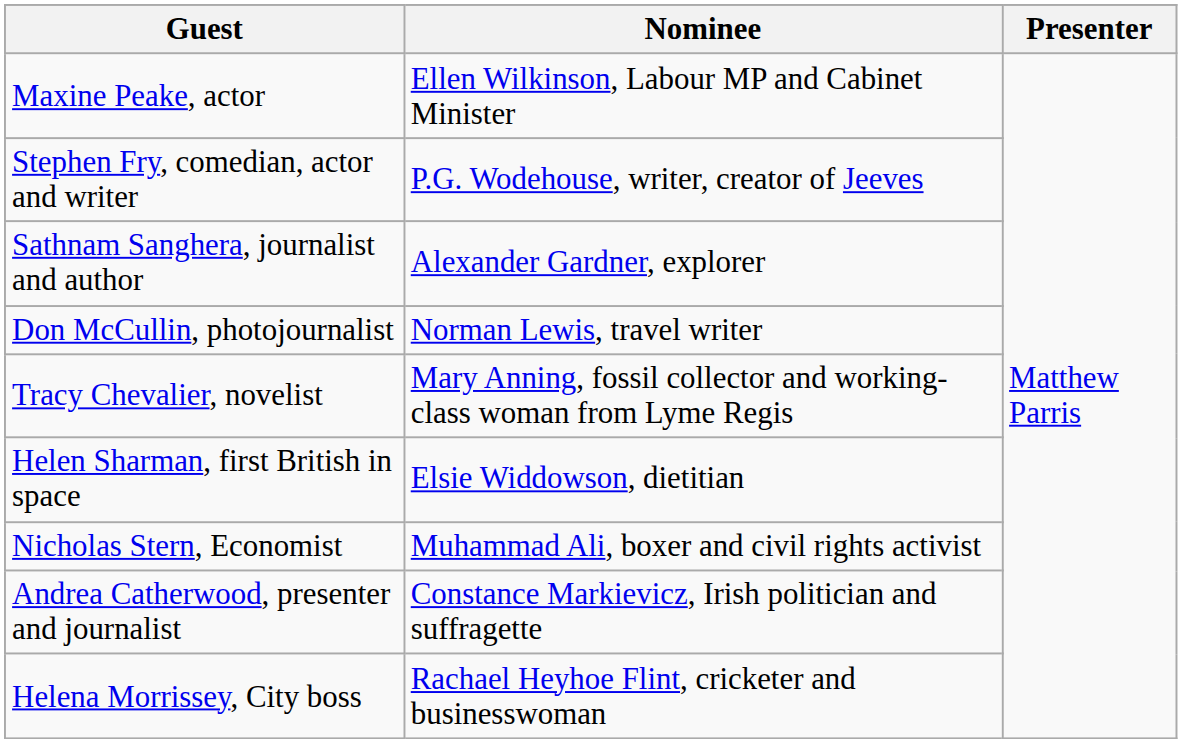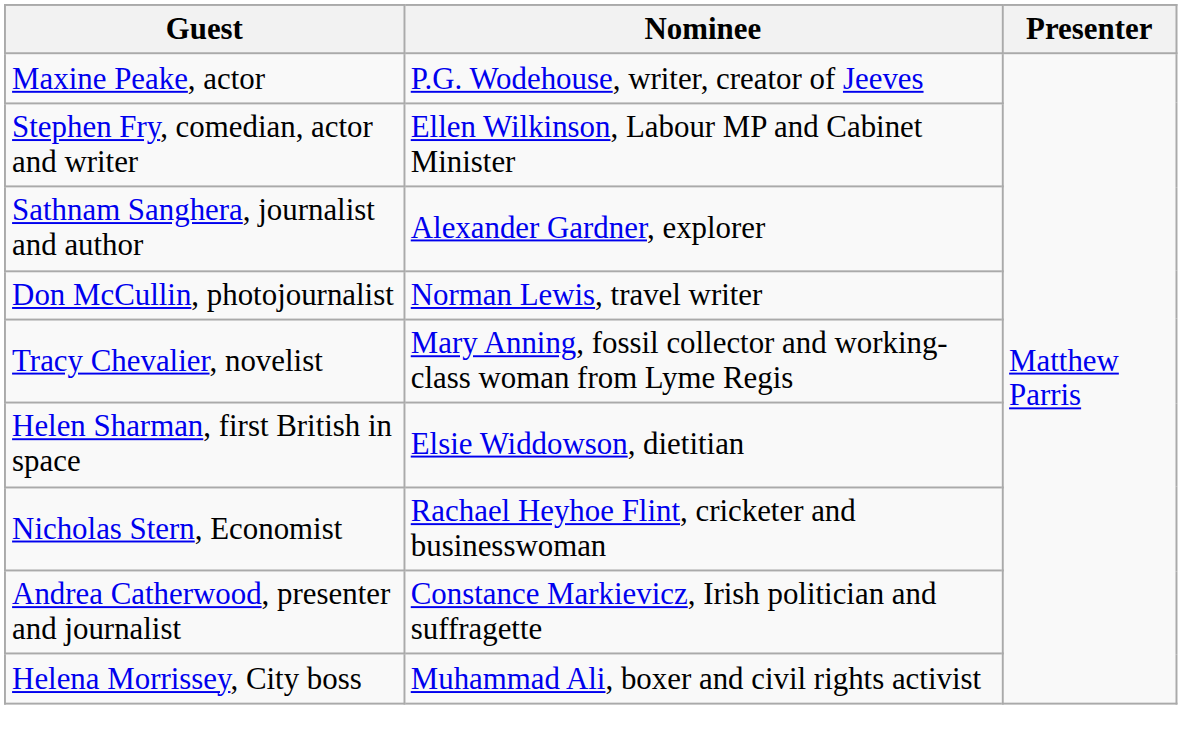(667, 95) Ellen Wilkinson, Labour MP and Cabinet Minister -> (667, 77) P.G. Wodehouse, writer, creator of Jeeves
(667, 179) P.G. Wodehouse, writer, creator of Jeeves -> (667, 144) Ellen Wilkinson, Labour MP and Cabinet Minister
(696, 545) Muhammad Ali, boxer and civil rights activist -> (633, 528) Rachael Heyhoe Flint, cricketer and businesswoman
(633, 695) Rachael Heyhoe Flint, cricketer and businesswoman -> (696, 678) Muhammad Ali, boxer and civil rights activist
